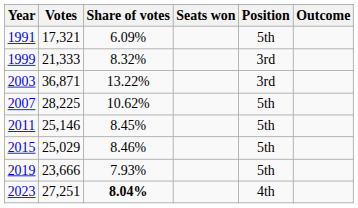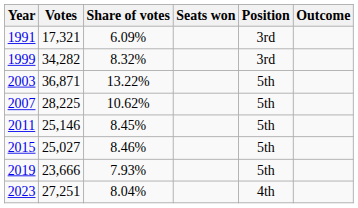(266, 37) 5th -> (266, 37) 3rd
(61, 59) 21,333 -> (61, 59) 34,282
(266, 81) 3rd -> (266, 81) 5th
(61, 147) 25,029 -> (61, 147) 25,027
(128, 192) bold -> (128, 192) normal
